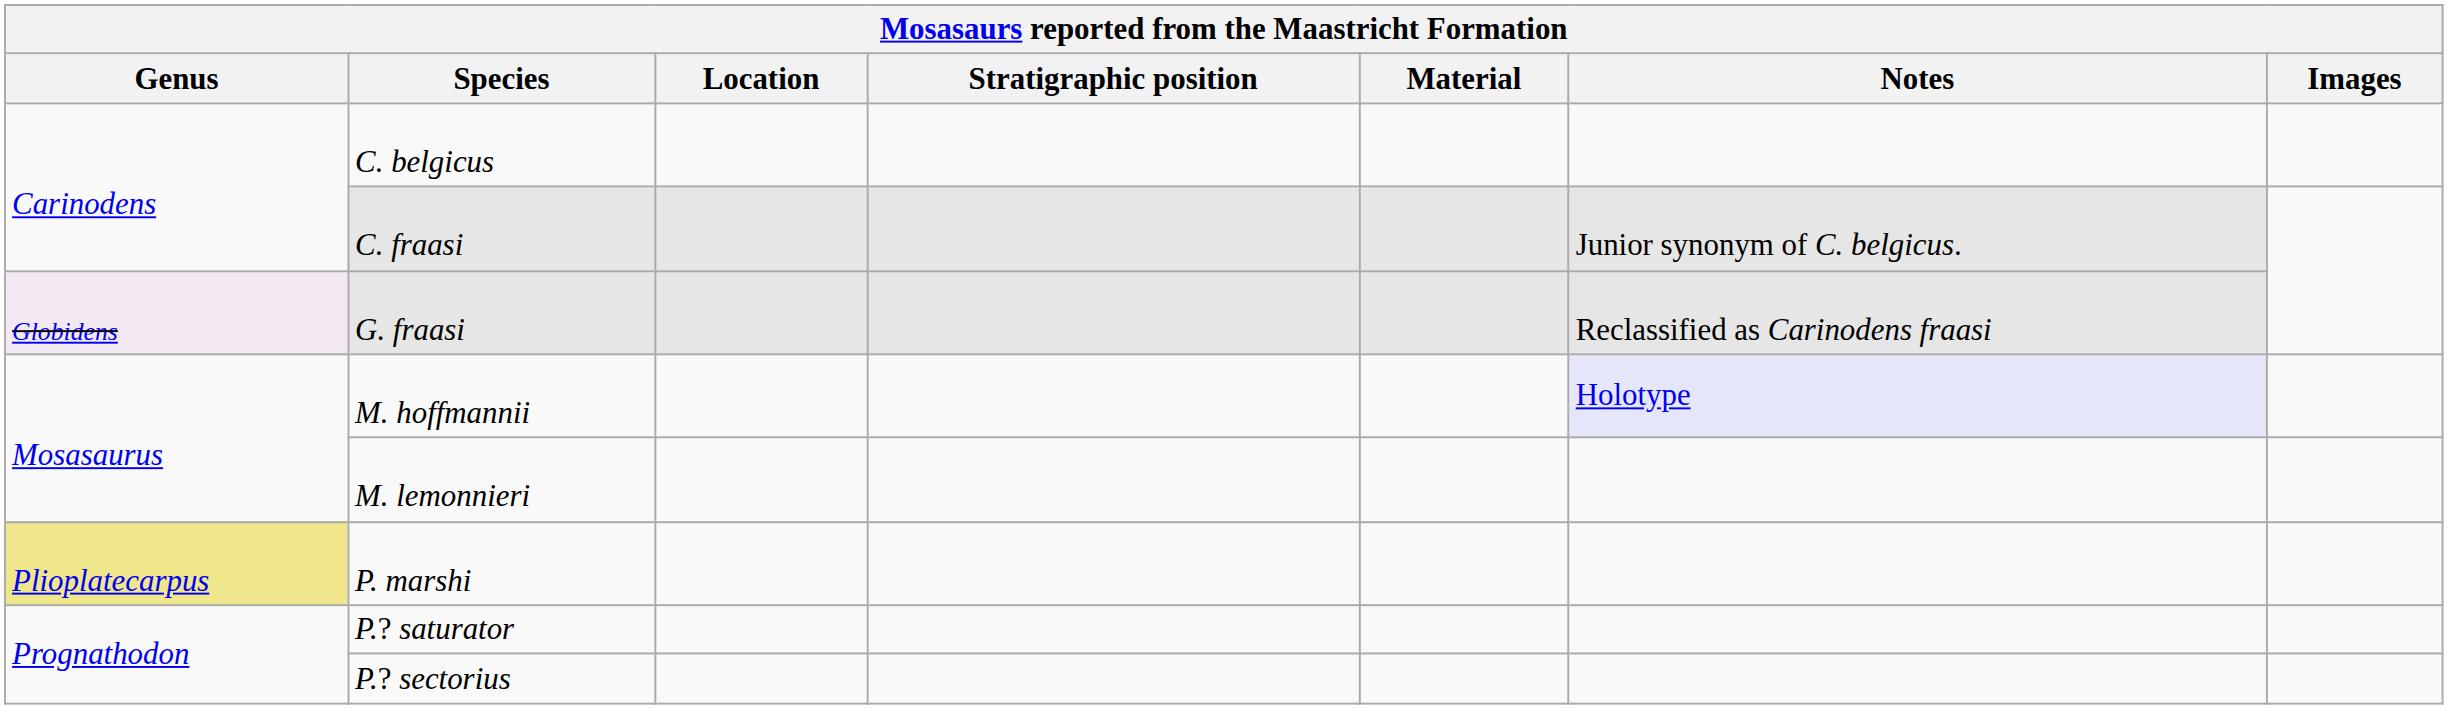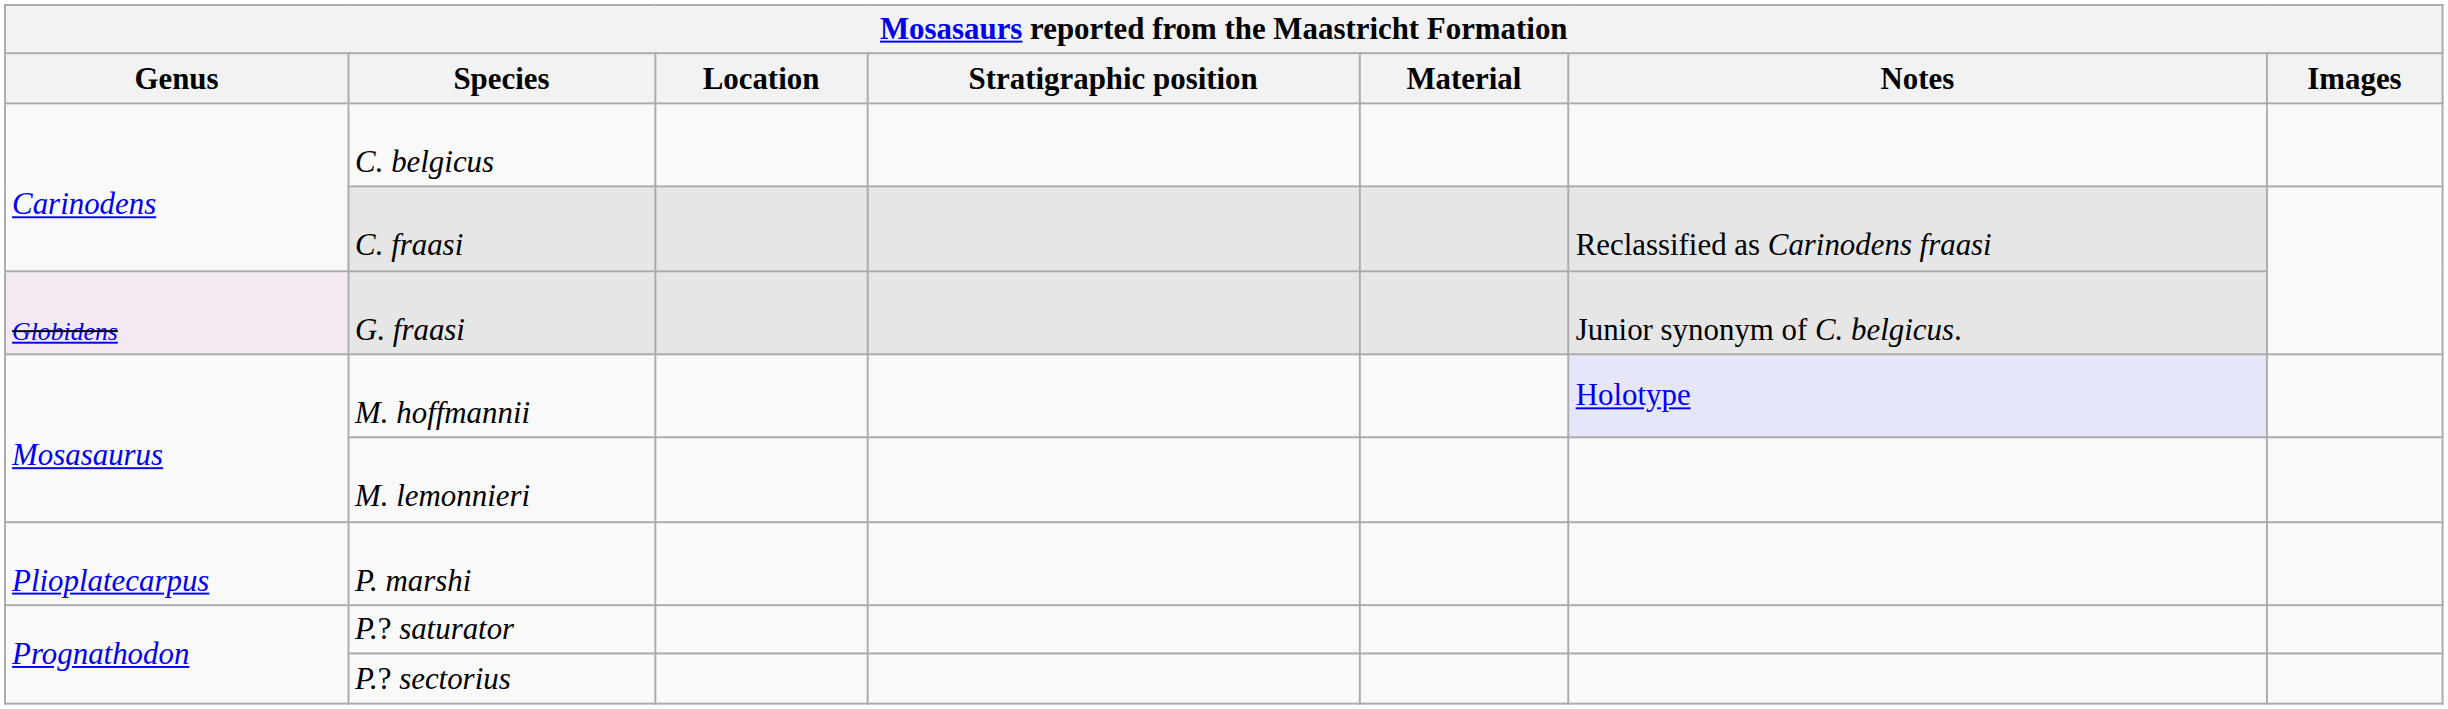(1769, 245) Junior synonym of C. belgicus. -> (1784, 245) Reclassified as Carinodens fraasi
(1784, 329) Reclassified as Carinodens fraasi -> (1769, 329) Junior synonym of C. belgicus.
(111, 580) khaki background -> (111, 580) no background
